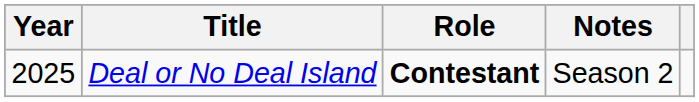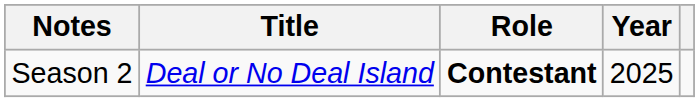columns swapped: (43, 27) <-> (613, 27)
